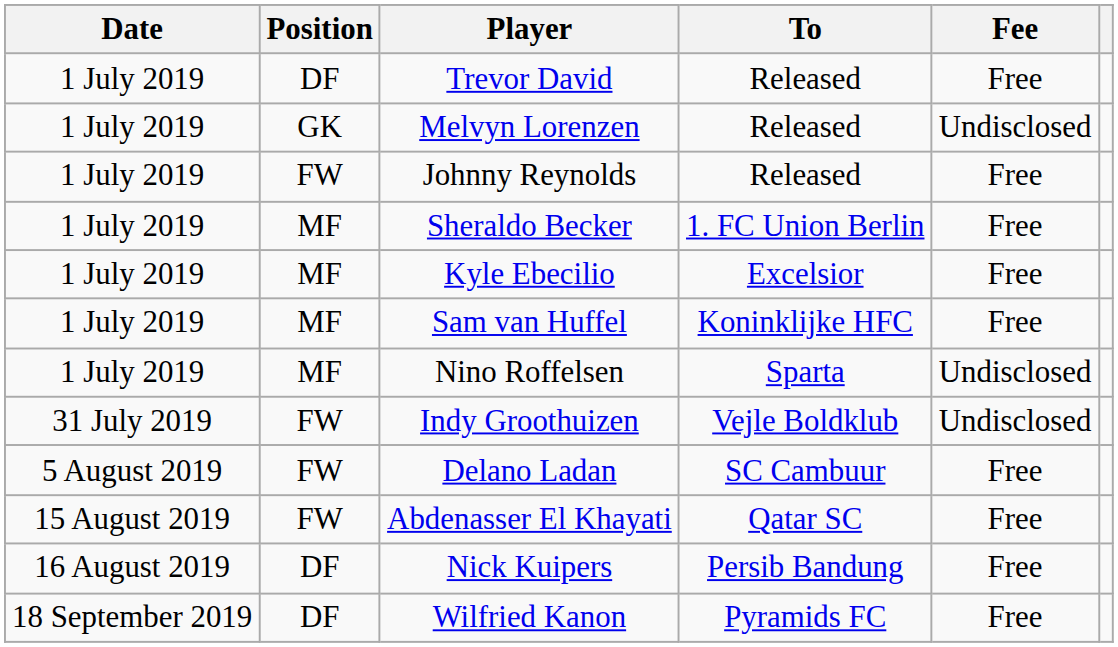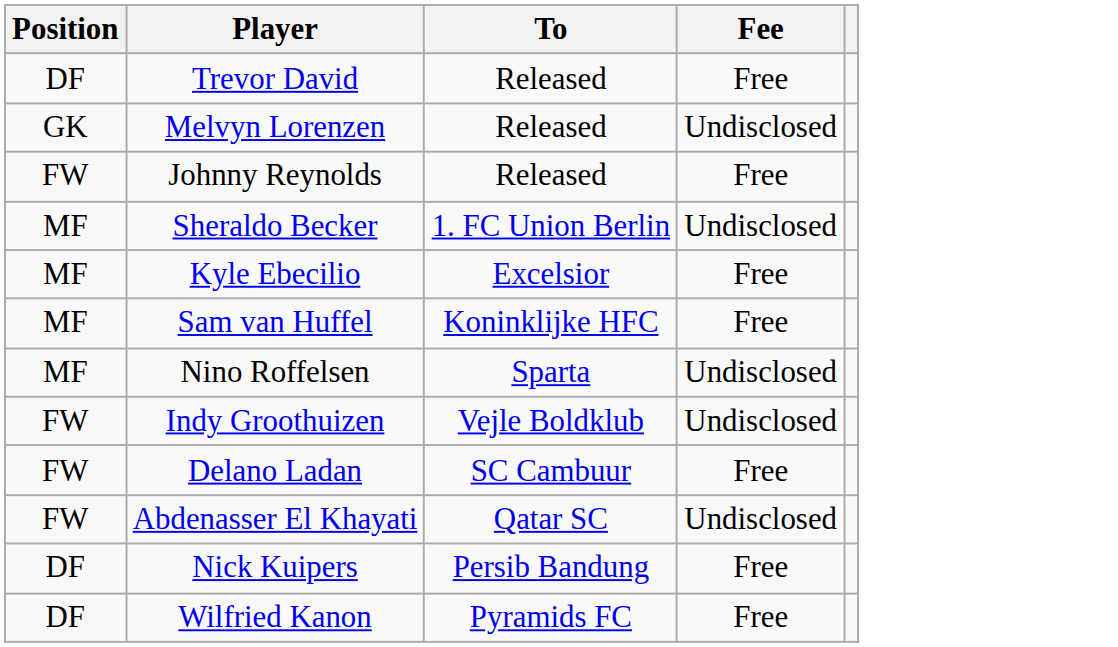- column: (132, 28)
(1015, 224) Free -> (761, 224) Undisclosed
(1015, 518) Free -> (761, 518) Undisclosed
